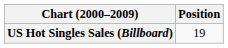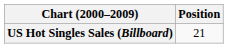(199, 33) 19 -> (199, 33) 21
